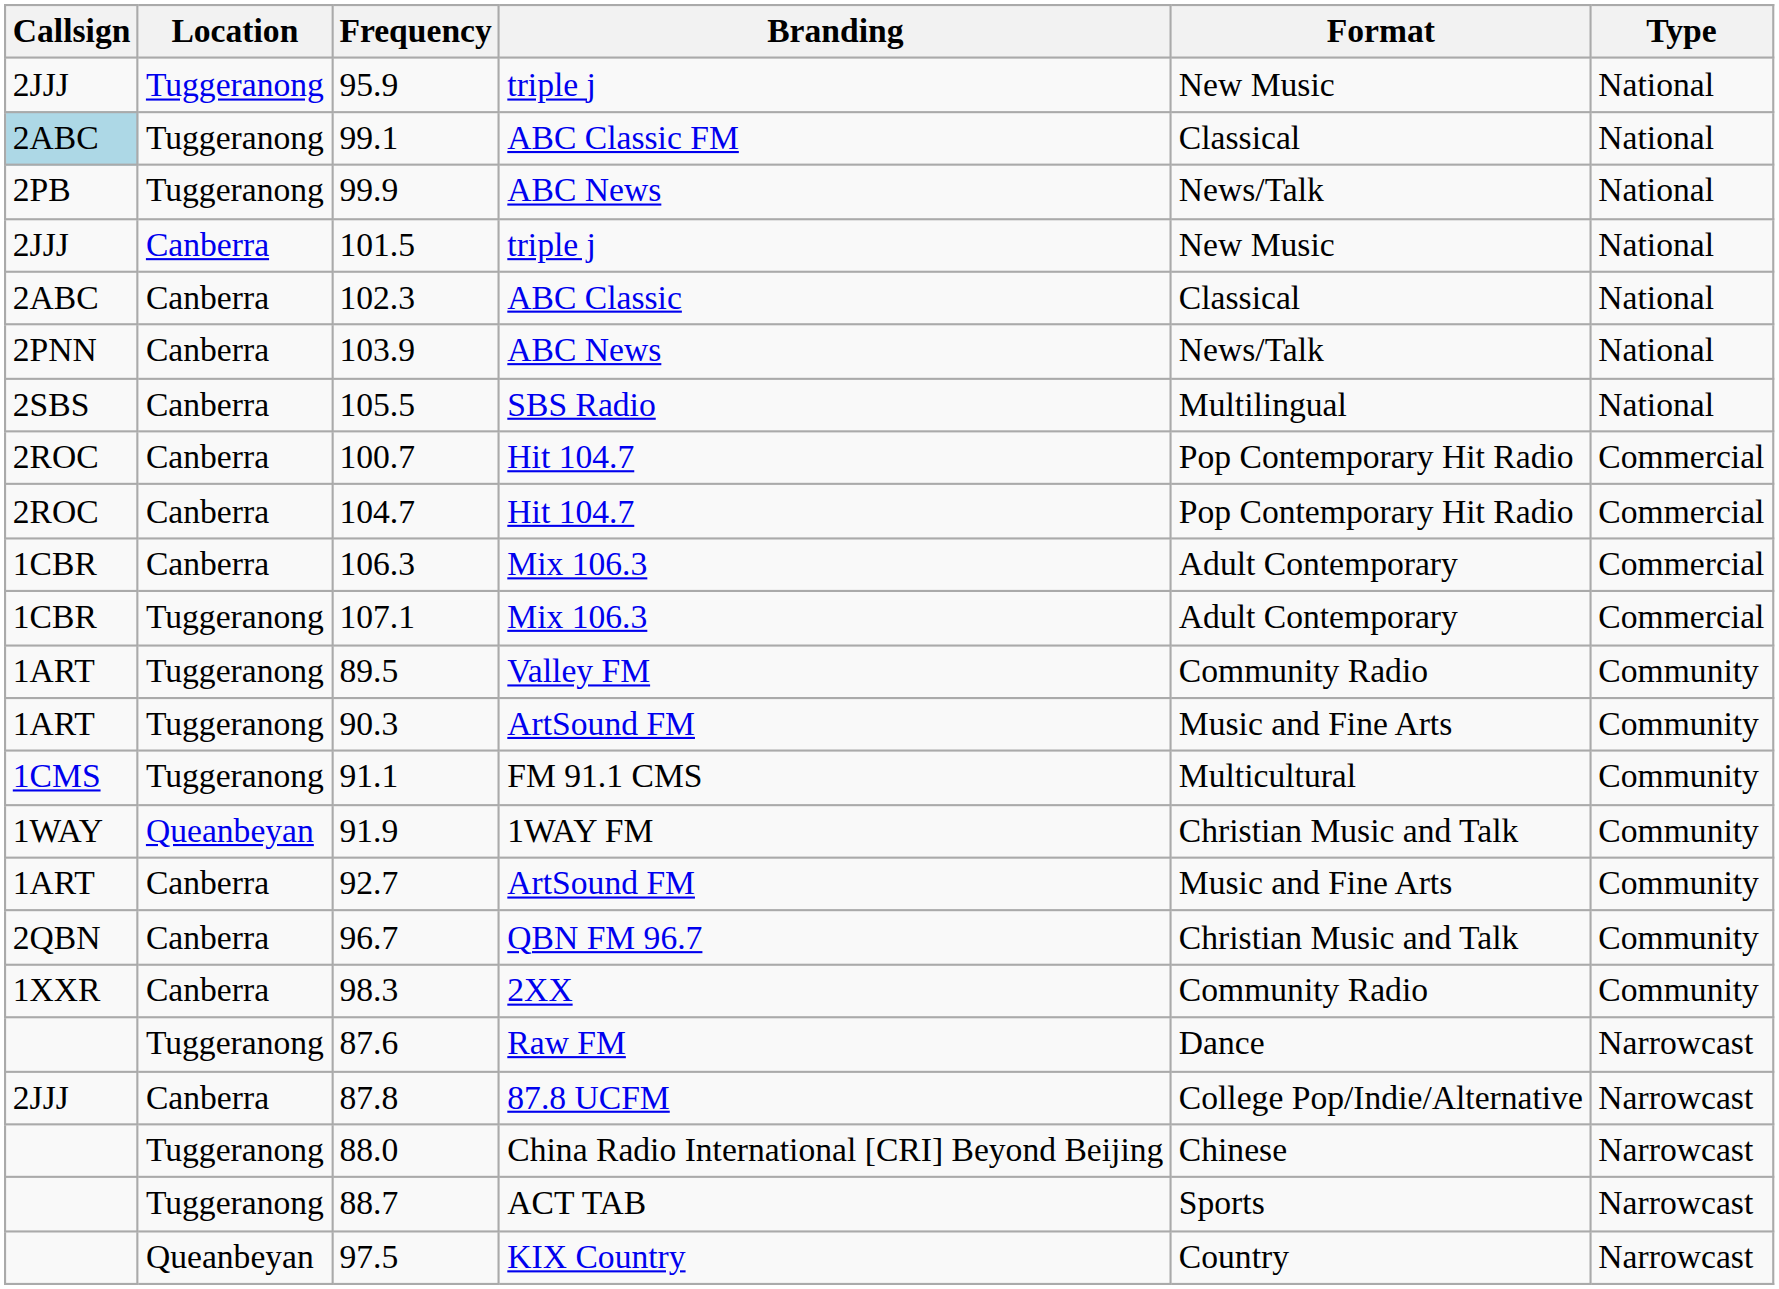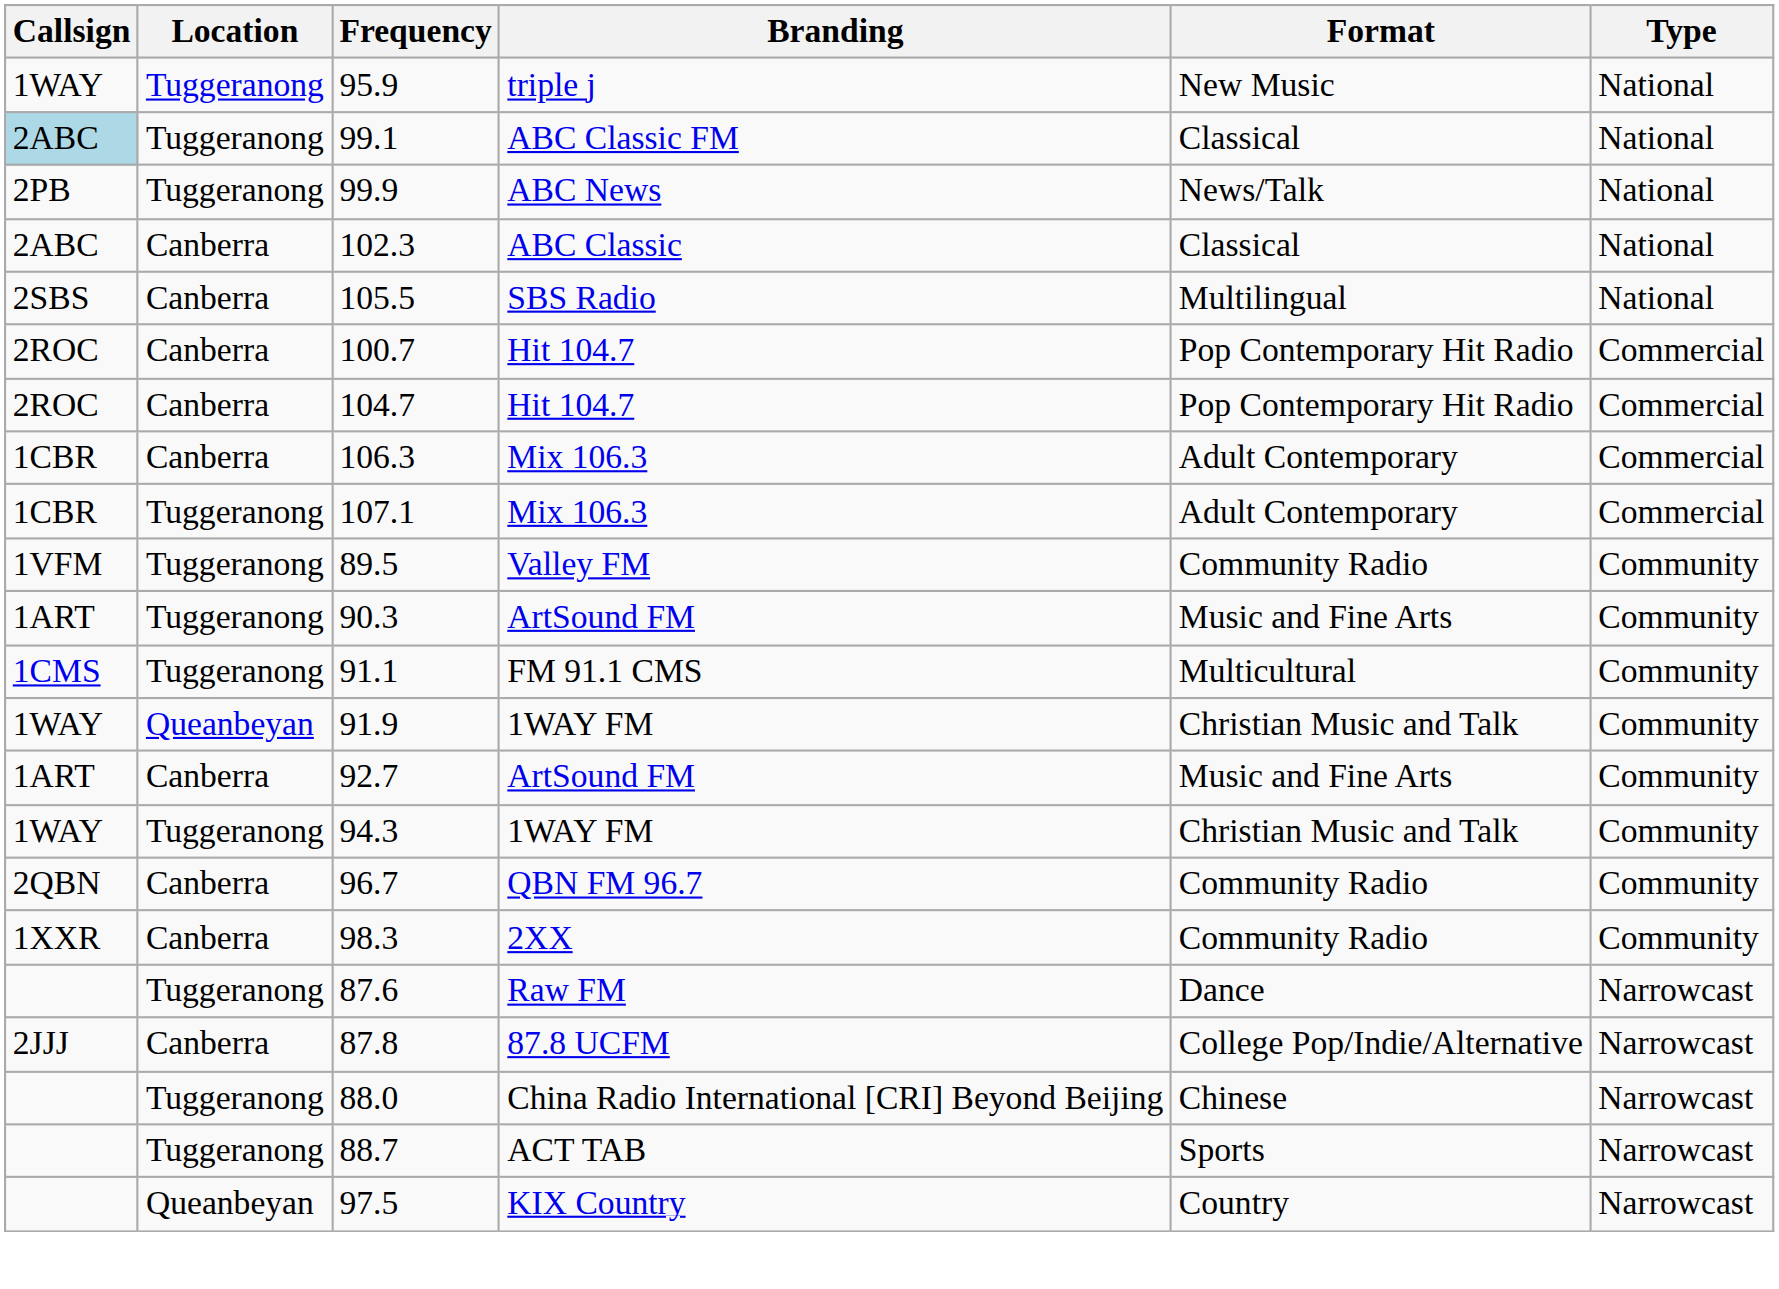(41, 84) 2JJJ -> (58, 84) 1WAY
- row: (377, 244)
- row: (377, 350)
(54, 670) 1ART -> (58, 564) 1VFM
+ row: (369, 830)
(1349, 937) Christian Music and Talk -> (1303, 883) Community Radio
